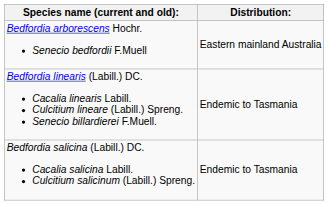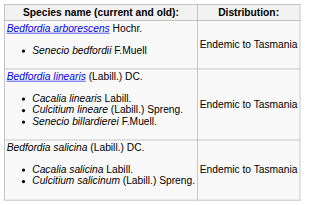(261, 44) Eastern mainland Australia -> (249, 44) Endemic to Tasmania
